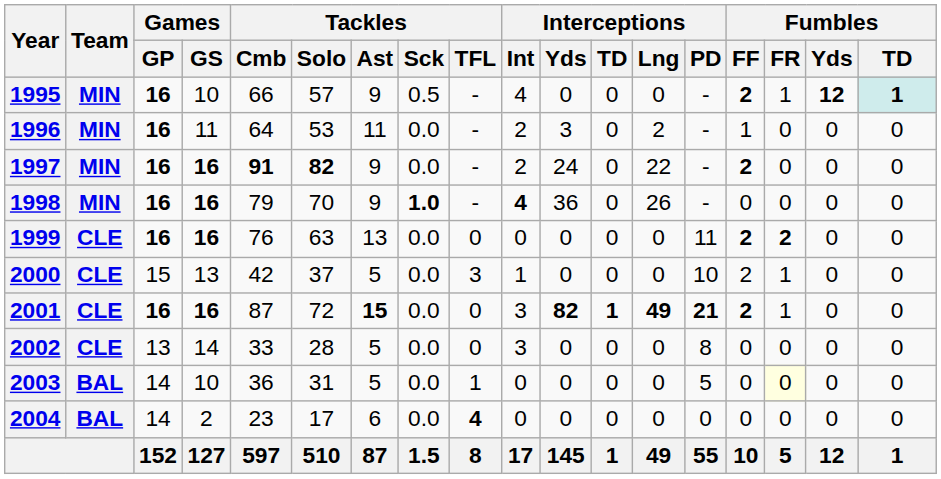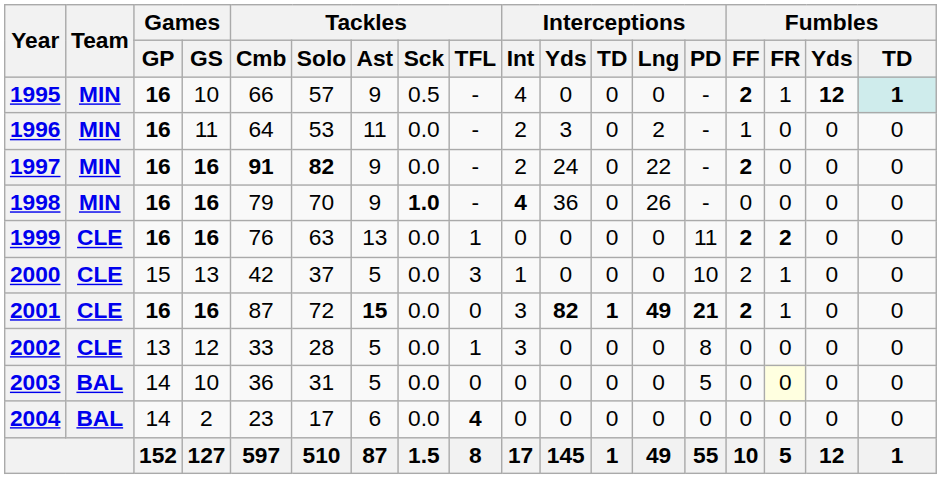(475, 238) 0 -> (475, 238) 1
(206, 346) 14 -> (206, 346) 12
(475, 346) 0 -> (475, 346) 1
(475, 382) 1 -> (475, 382) 0
